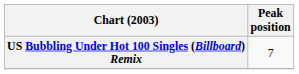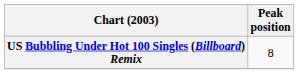(271, 52) 7 -> (271, 52) 8
